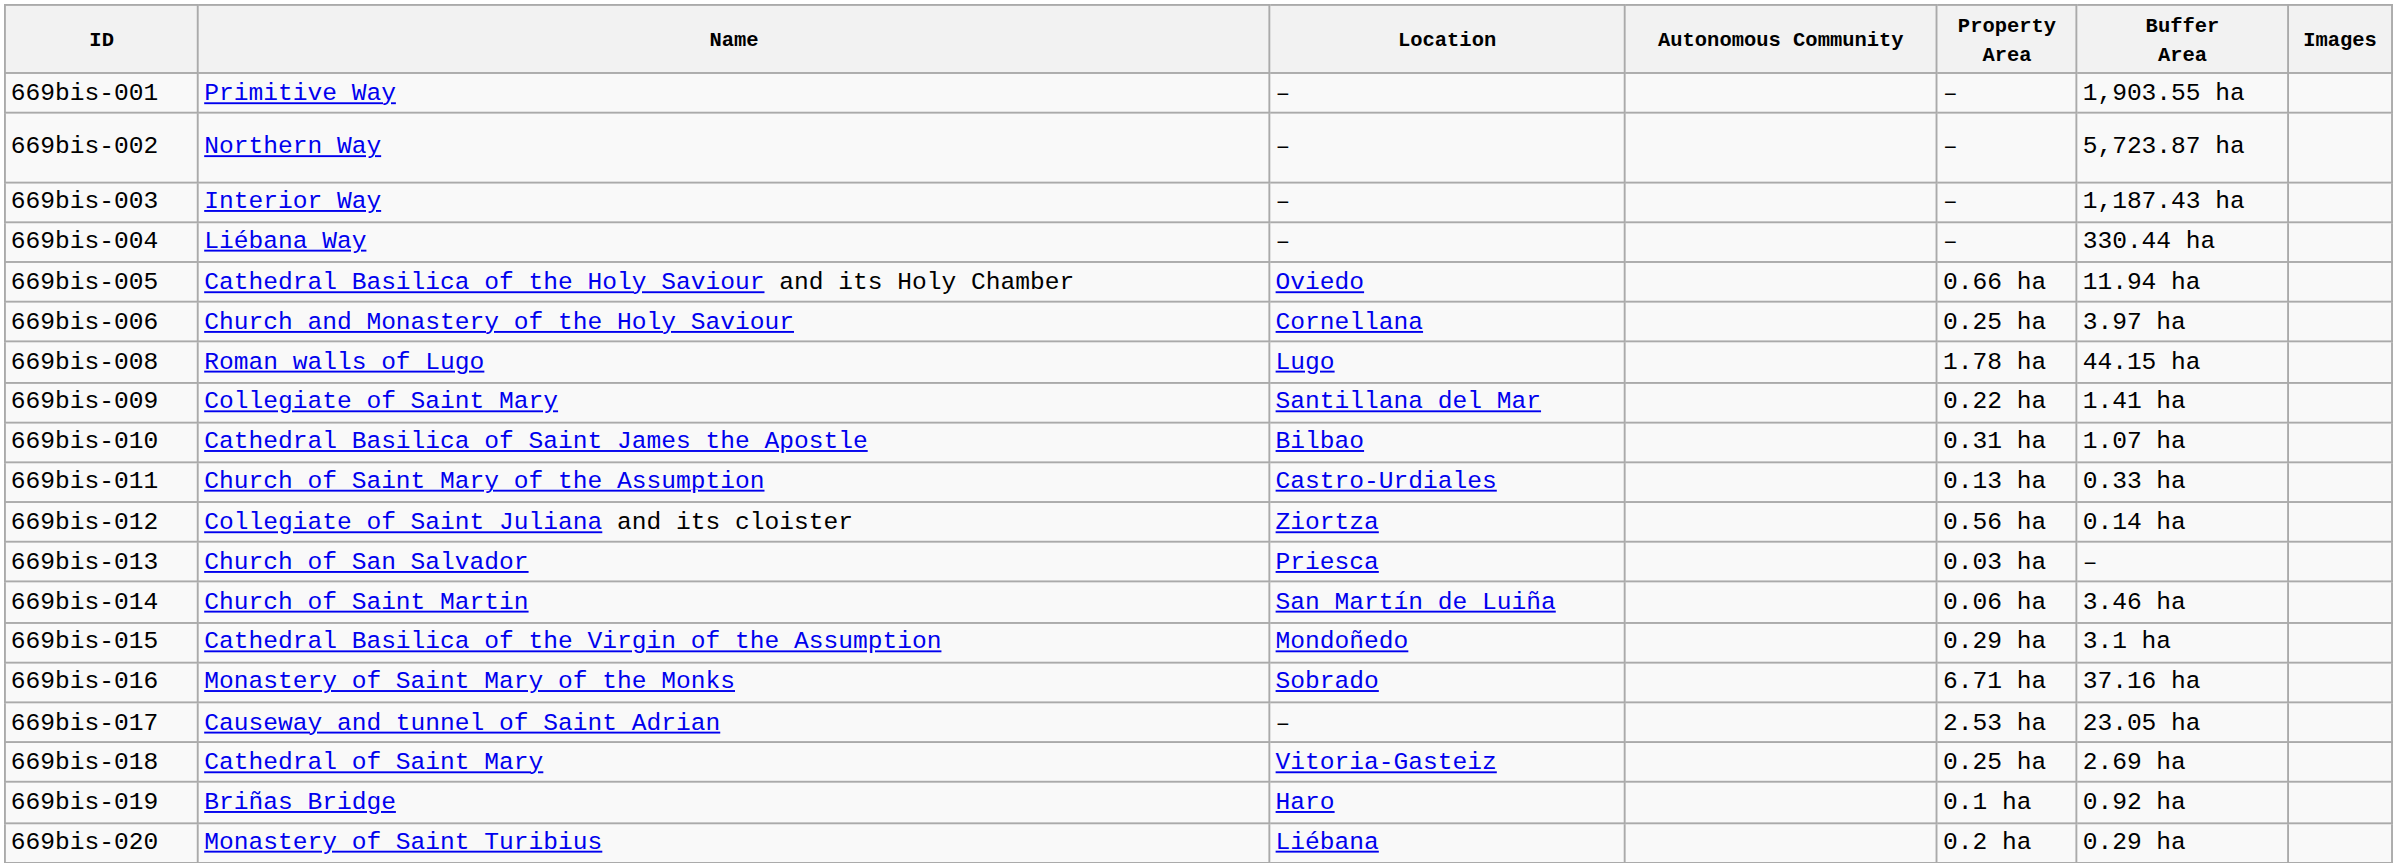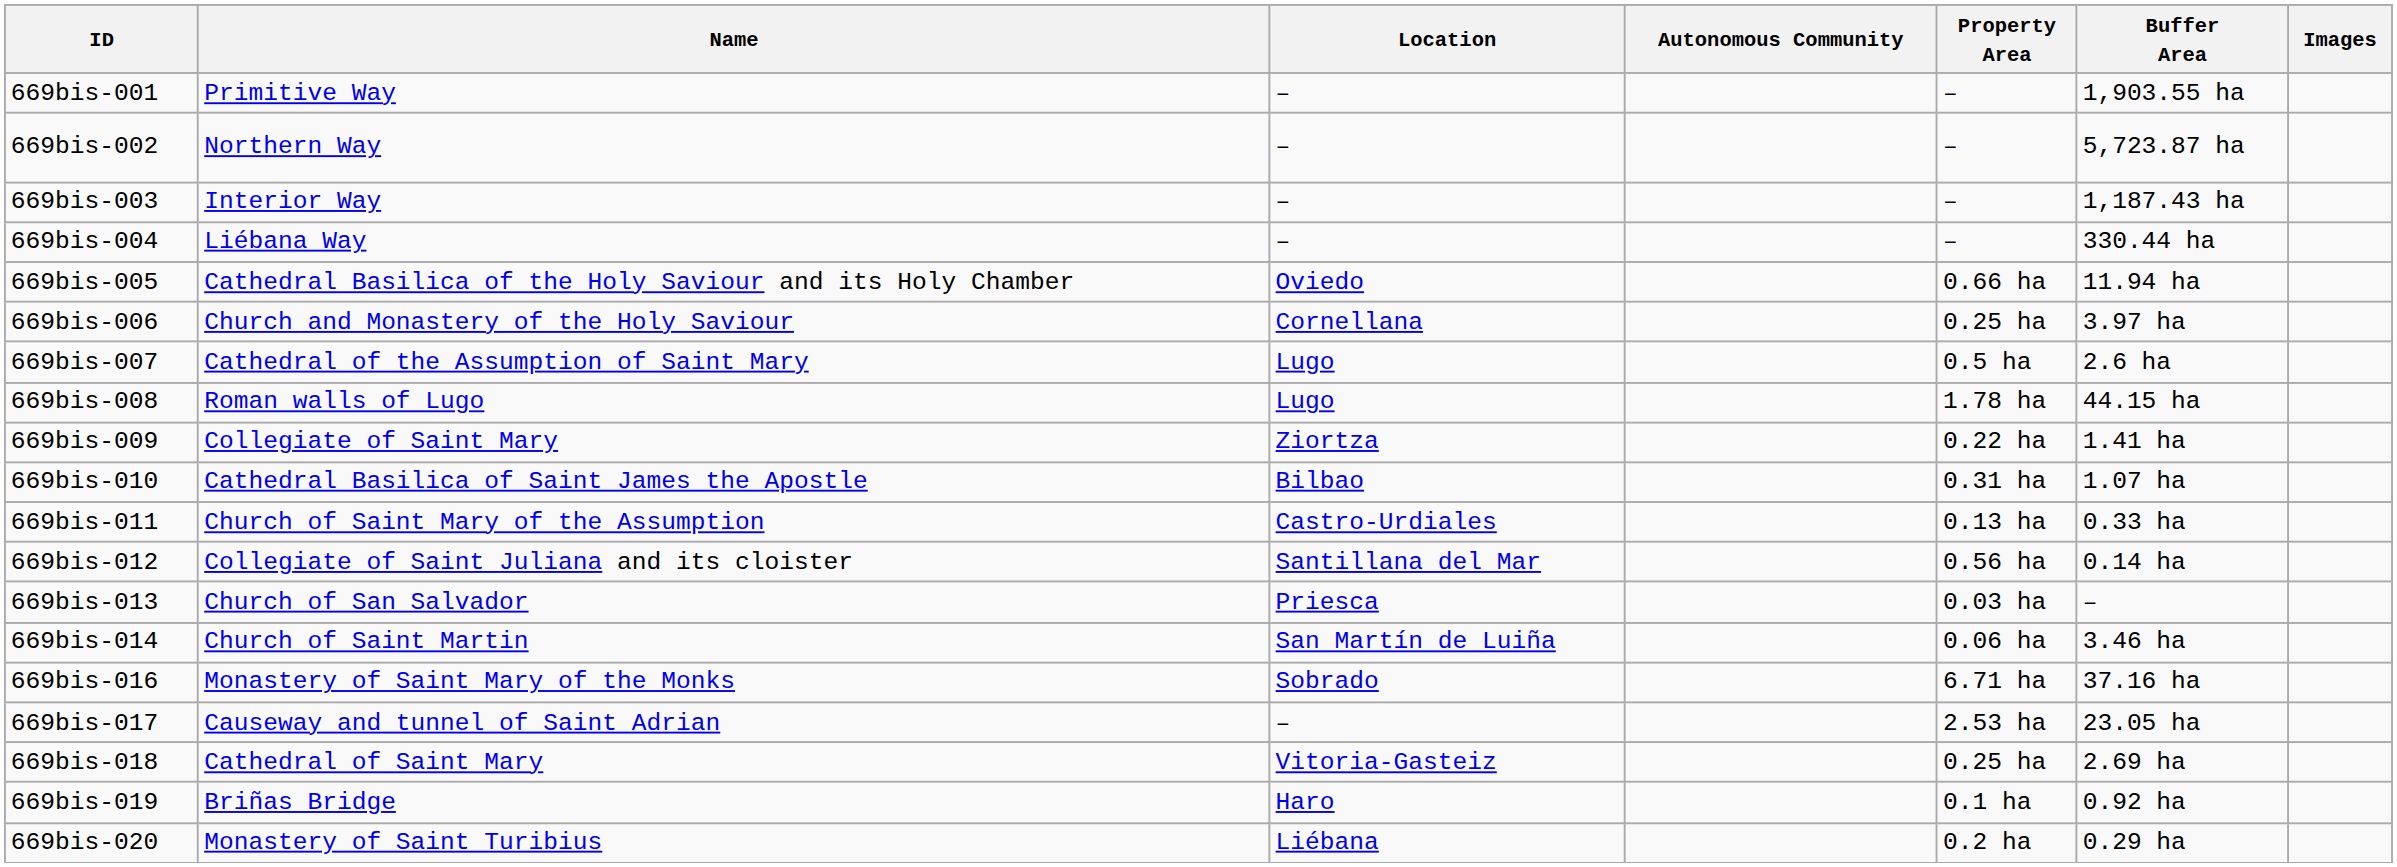+ row: (85, 362)
(1408, 402) Santillana del Mar -> (1327, 442) Ziortza
(1327, 522) Ziortza -> (1408, 562) Santillana del Mar
- row: (85, 642)
